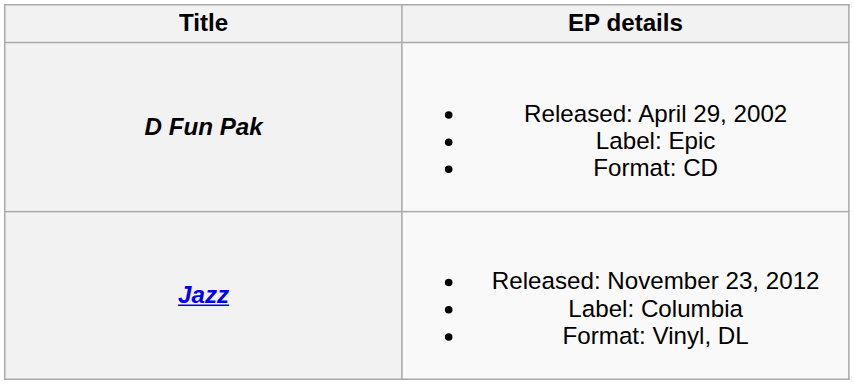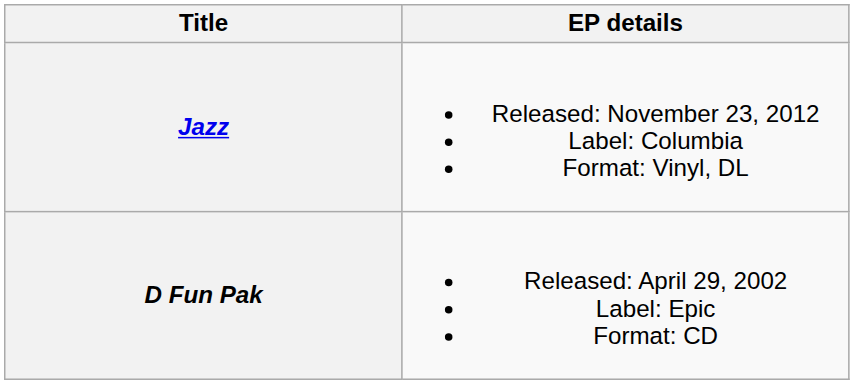rows swapped: (204, 126) <-> (204, 295)
